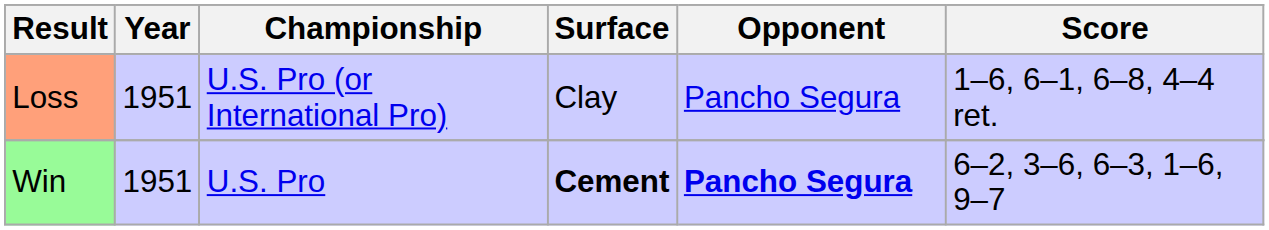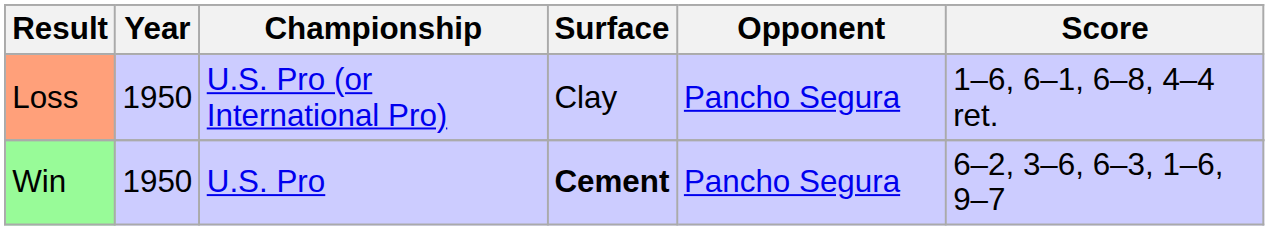(157, 96) 1951 -> (157, 96) 1950
(157, 181) 1951 -> (157, 181) 1950
(798, 181) bold -> (792, 181) normal
